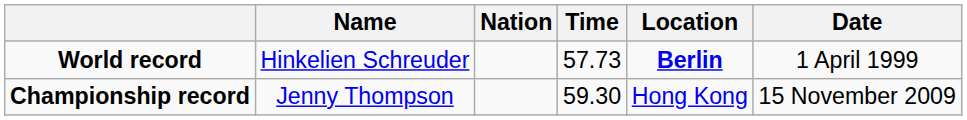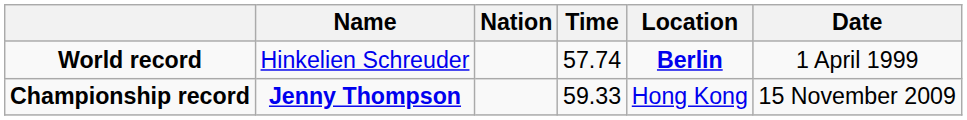(592, 59) 57.73 -> (592, 59) 57.74
(365, 96) normal -> (365, 96) bold
(592, 96) 59.30 -> (592, 96) 59.33
